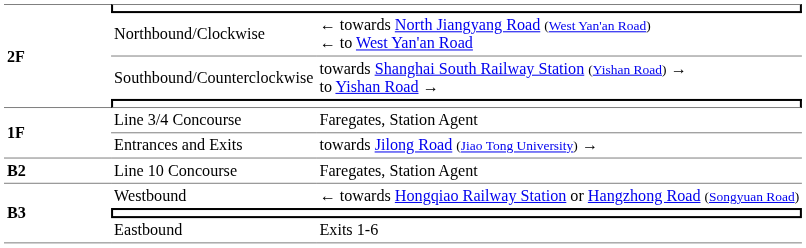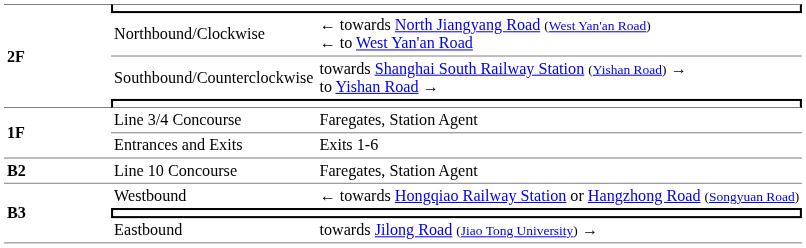(459, 145) towards Jilong Road (Jiao Tong University) → -> (349, 145) Exits 1-6
(349, 230) Exits 1-6 -> (459, 230) towards Jilong Road (Jiao Tong University) →
